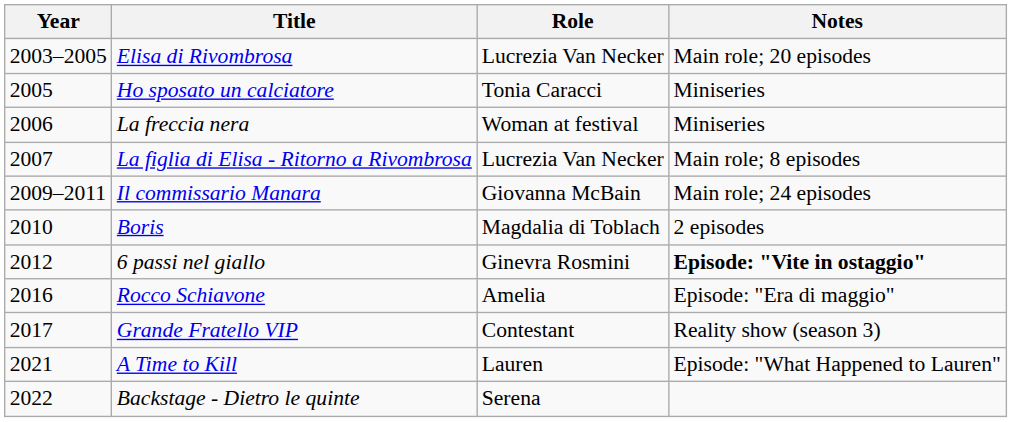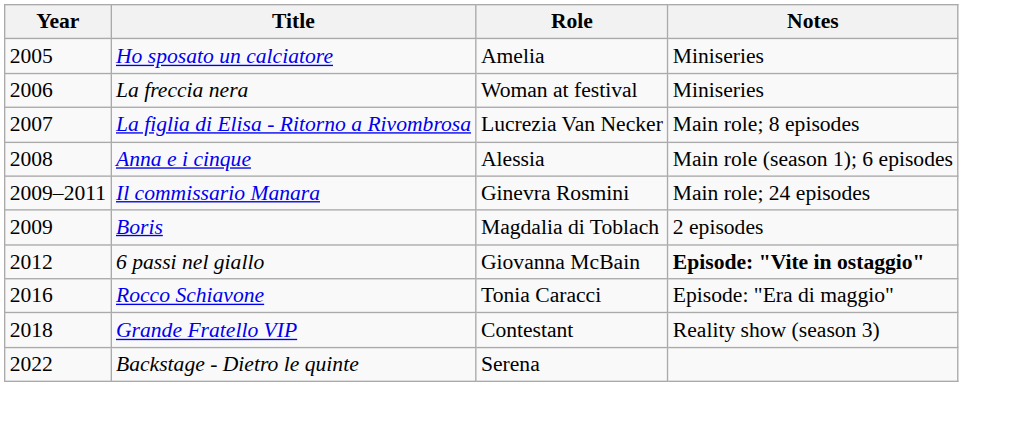- row: (205, 55)
(542, 90) Tonia Caracci -> (513, 55) Amelia
+ row: (183, 158)
(561, 192) Giovanna McBain -> (555, 192) Ginevra Rosmini
(31, 227) 2010 -> (31, 227) 2009
(556, 261) Ginevra Rosmini -> (560, 261) Giovanna McBain
(514, 295) Amelia -> (541, 295) Tonia Caracci
(31, 329) 2017 -> (31, 329) 2018
- row: (177, 364)
